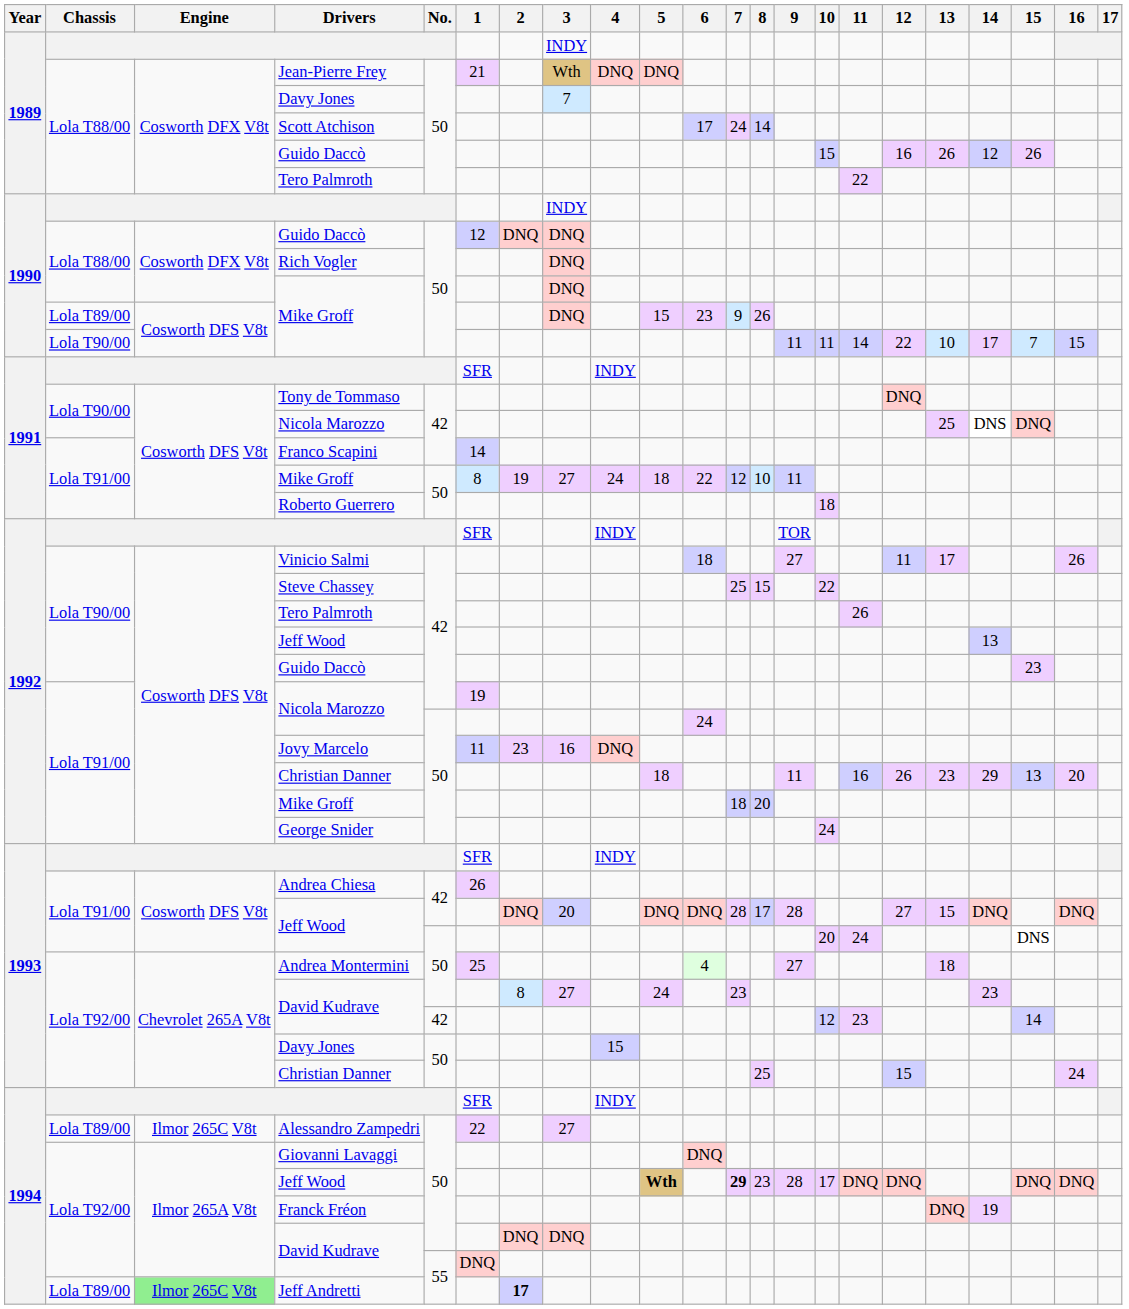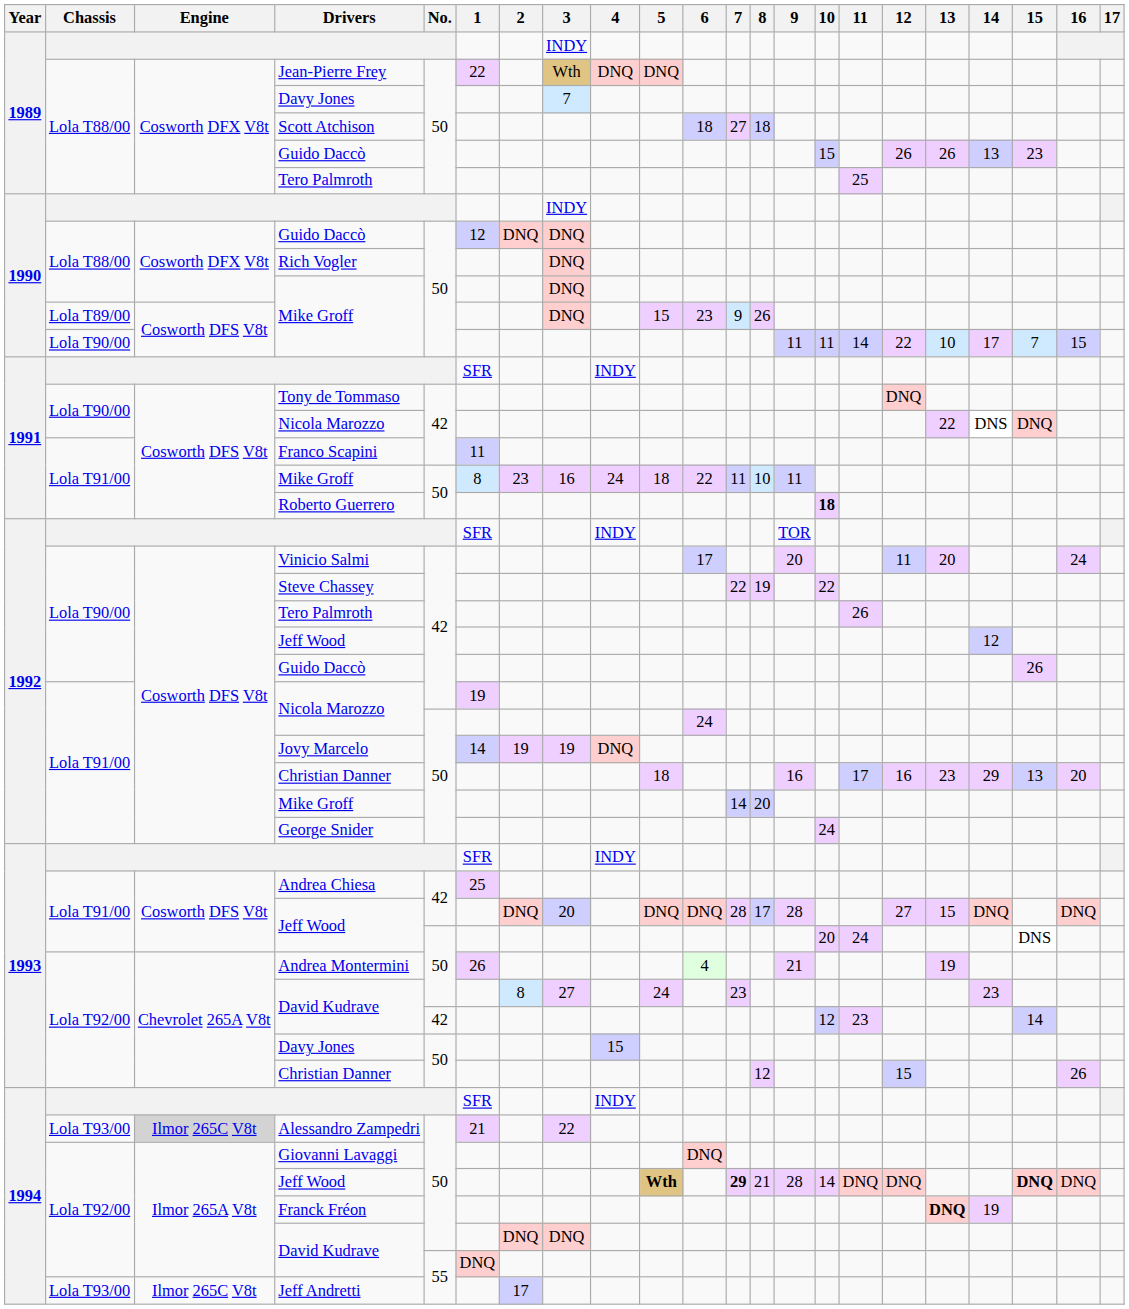(477, 72) 21 -> (477, 72) 22
(705, 126) 17 -> (705, 126) 18
(738, 126) 24 -> (738, 126) 27
(762, 126) 14 -> (762, 126) 18
(904, 153) 16 -> (904, 153) 26
(990, 153) 12 -> (991, 153) 13
(1033, 153) 26 -> (1035, 153) 23
(860, 180) 22 -> (860, 180) 25
(947, 424) 25 -> (947, 424) 22
(477, 451) 14 -> (477, 451) 11
(521, 478) 19 -> (521, 478) 23
(567, 478) 27 -> (567, 478) 16
(738, 478) 12 -> (738, 478) 11
(827, 505) normal -> (827, 505) bold
(705, 559) 18 -> (705, 559) 17
(794, 559) 27 -> (794, 559) 20
(947, 559) 17 -> (947, 559) 20
(1077, 559) 26 -> (1078, 559) 24
(738, 587) 25 -> (738, 587) 22
(762, 587) 15 -> (762, 587) 19
(990, 641) 13 -> (991, 641) 12
(1033, 668) 23 -> (1035, 668) 26
(477, 749) 11 -> (477, 749) 14
(521, 749) 23 -> (521, 749) 19
(567, 749) 16 -> (567, 749) 19
(794, 776) 11 -> (794, 776) 16
(860, 776) 16 -> (860, 776) 17
(904, 776) 26 -> (904, 776) 16
(738, 803) 18 -> (738, 803) 14
(477, 884) 26 -> (477, 884) 25
(477, 966) 25 -> (477, 966) 26
(794, 966) 27 -> (794, 966) 21
(947, 966) 18 -> (947, 966) 19
(762, 1074) 25 -> (762, 1074) 12
(1077, 1074) 24 -> (1078, 1074) 26
(90, 1128) Lola T89/00 -> (90, 1128) Lola T93/00
(204, 1128) no background -> (204, 1128) lightgrey background
(477, 1128) 22 -> (477, 1128) 21
(567, 1128) 27 -> (567, 1128) 22
(762, 1182) 23 -> (762, 1182) 21
(827, 1182) 17 -> (827, 1182) 14
(1033, 1182) normal -> (1035, 1182) bold
(947, 1209) normal -> (947, 1209) bold
(90, 1290) Lola T89/00 -> (90, 1290) Lola T93/00
(204, 1290) lightgreen background -> (204, 1290) no background
(521, 1290) bold -> (521, 1290) normal
